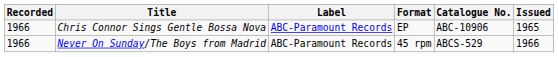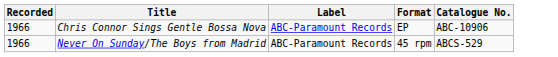- column: (533, 12)
